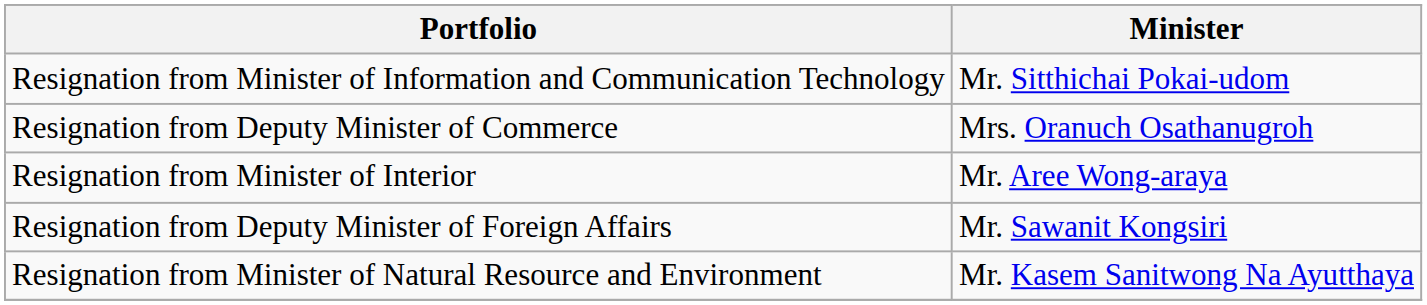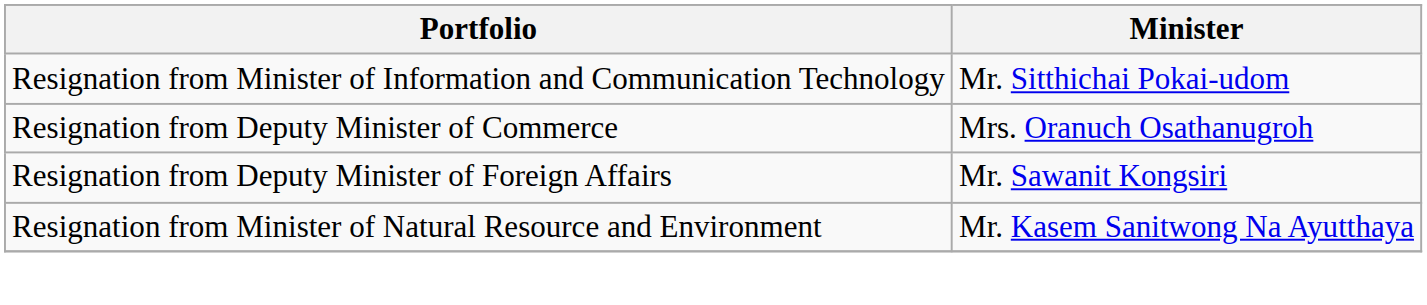- row: (244, 176)
